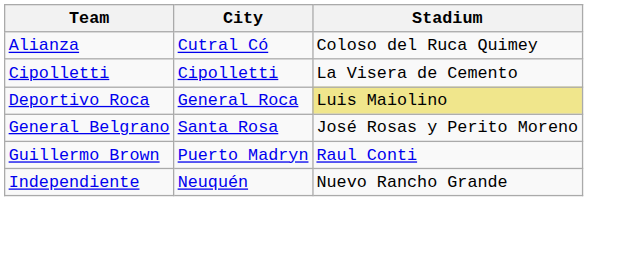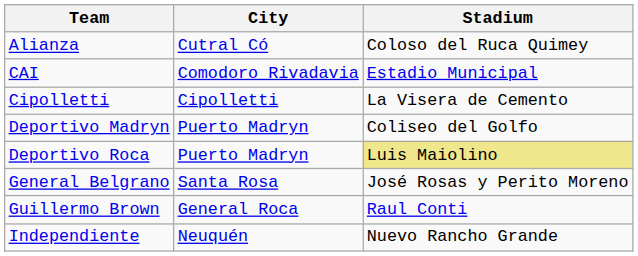+ row: (24, 73)
+ row: (89, 128)
(238, 100) General Roca -> (243, 155) Puerto Madryn
(243, 155) Puerto Madryn -> (238, 210) General Roca
